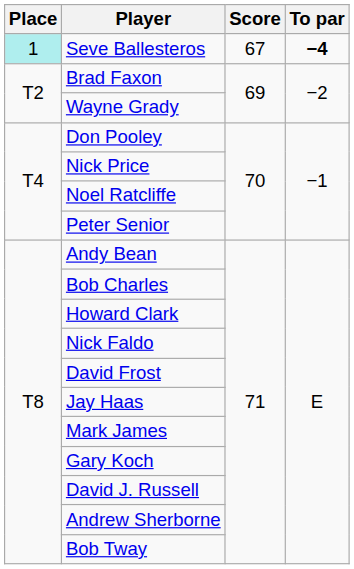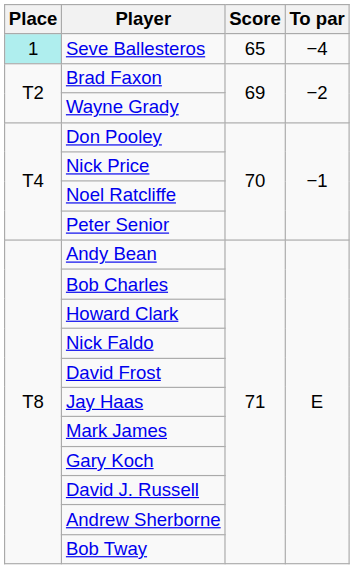(255, 48) 67 -> (255, 48) 65
(317, 48) bold -> (317, 48) normal
